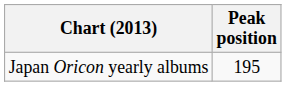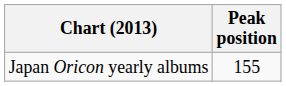(247, 66) 195 -> (247, 66) 155
